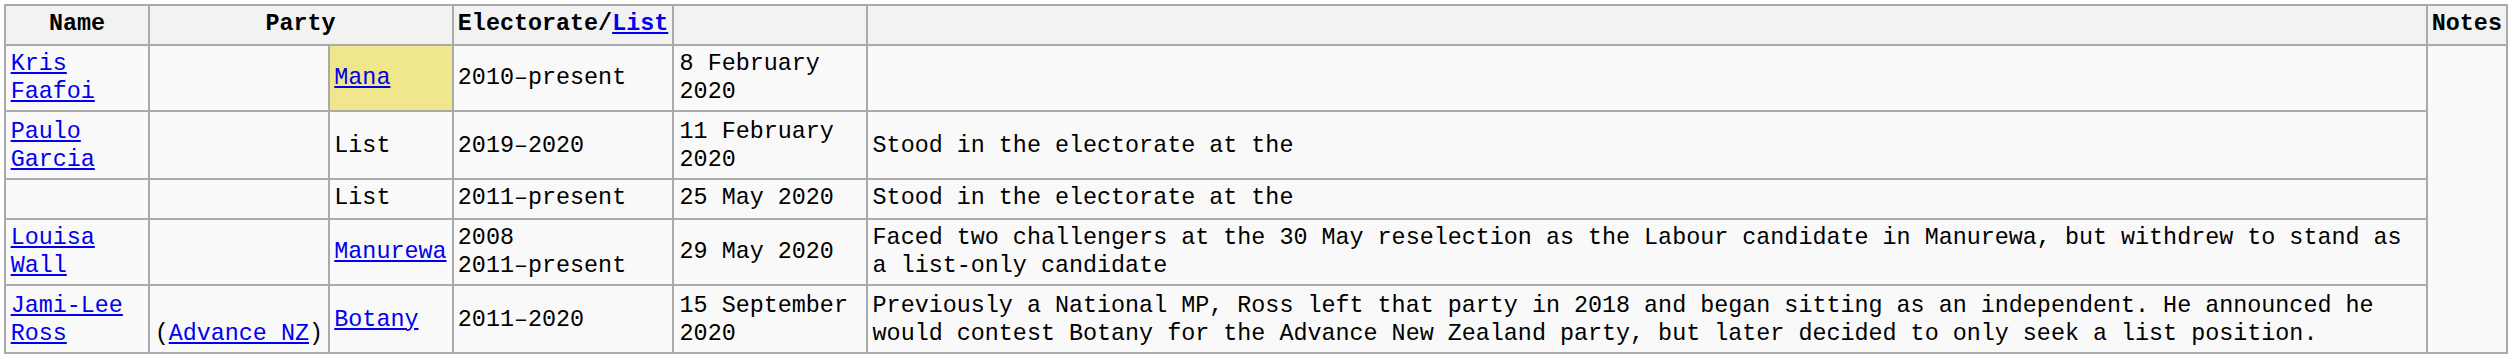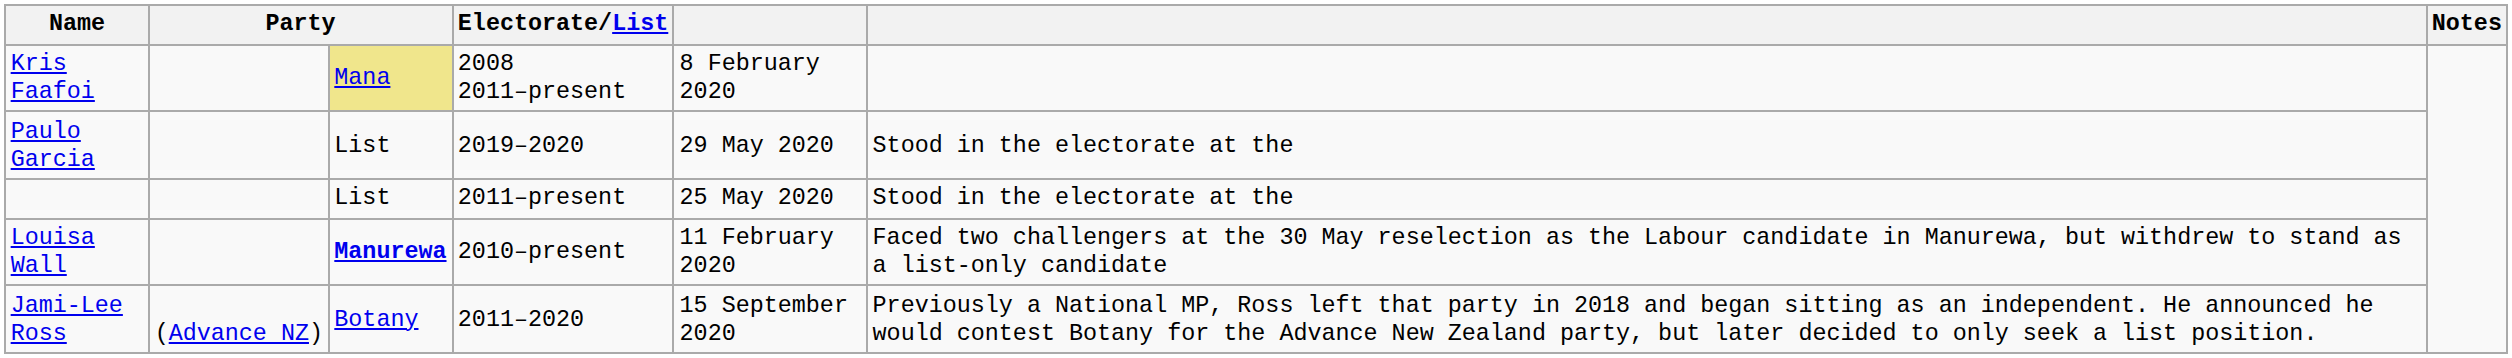(542, 78) 2010–present -> (542, 78) 2008 2011–present
(757, 145) 11 February 2020 -> (757, 145) 29 May 2020
(390, 252) normal -> (390, 252) bold
(542, 252) 2008 2011–present -> (542, 252) 2010–present
(757, 252) 29 May 2020 -> (757, 252) 11 February 2020
